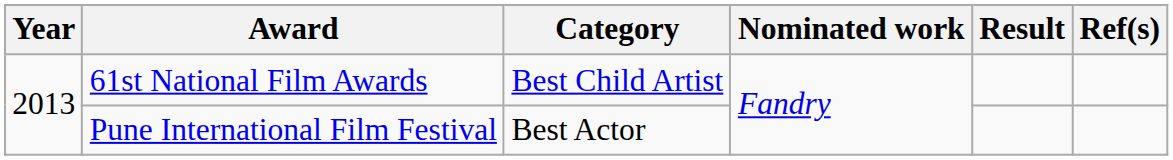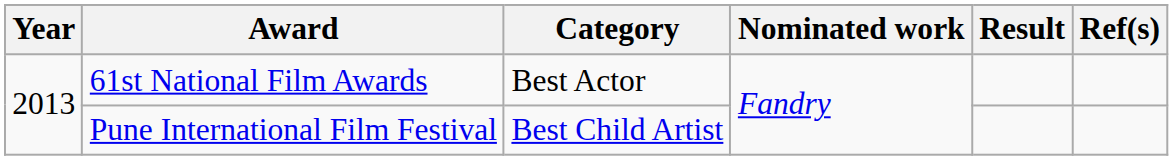(617, 79) Best Child Artist -> (578, 79) Best Actor
(578, 129) Best Actor -> (617, 129) Best Child Artist
